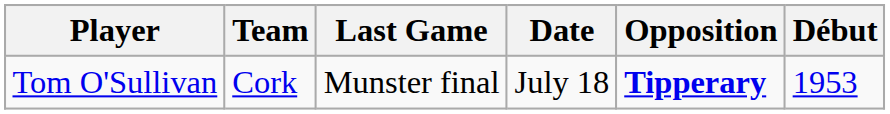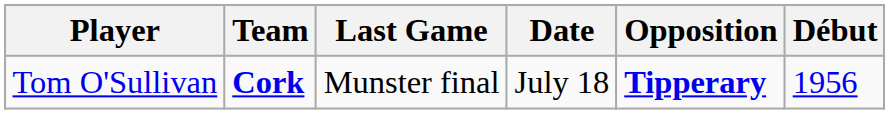(265, 81) normal -> (268, 81) bold
(825, 81) 1953 -> (825, 81) 1956
